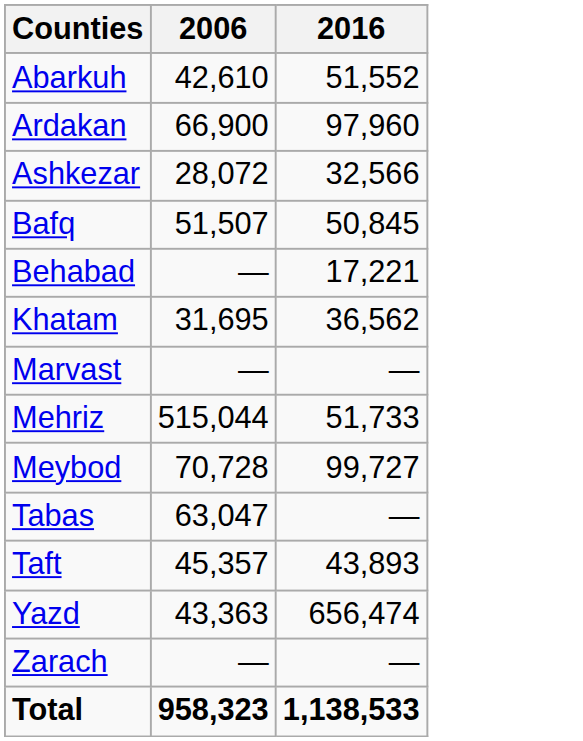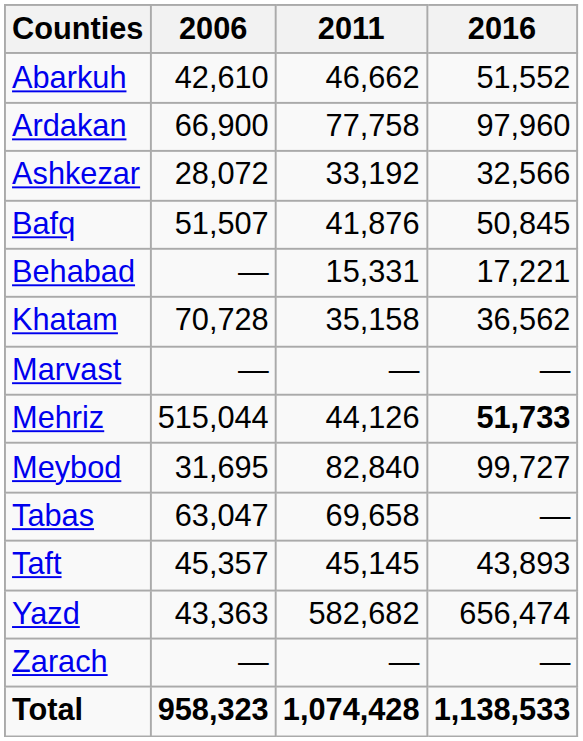+ column: (351, 28)
(222, 321) 31,695 -> (222, 321) 70,728
(373, 418) normal -> (523, 418) bold
(222, 467) 70,728 -> (222, 467) 31,695
